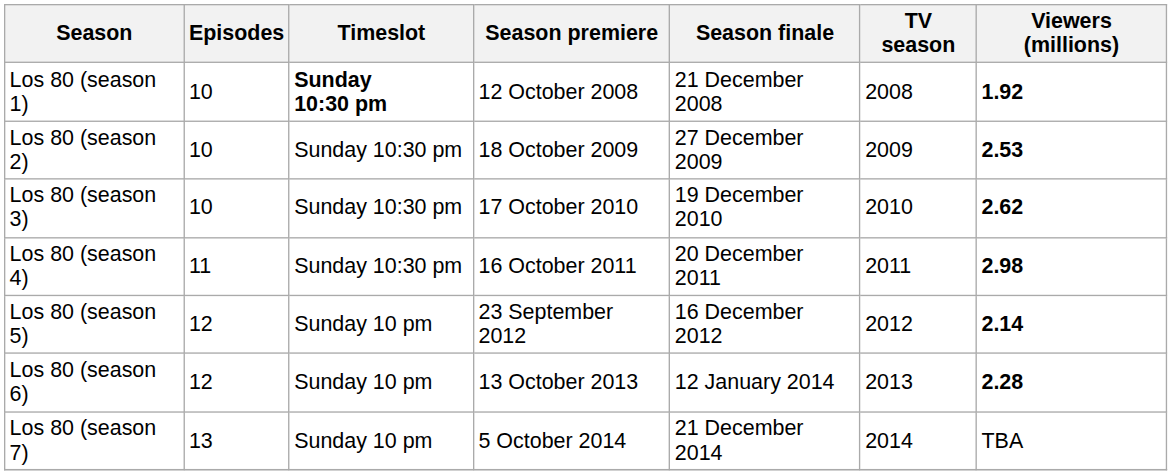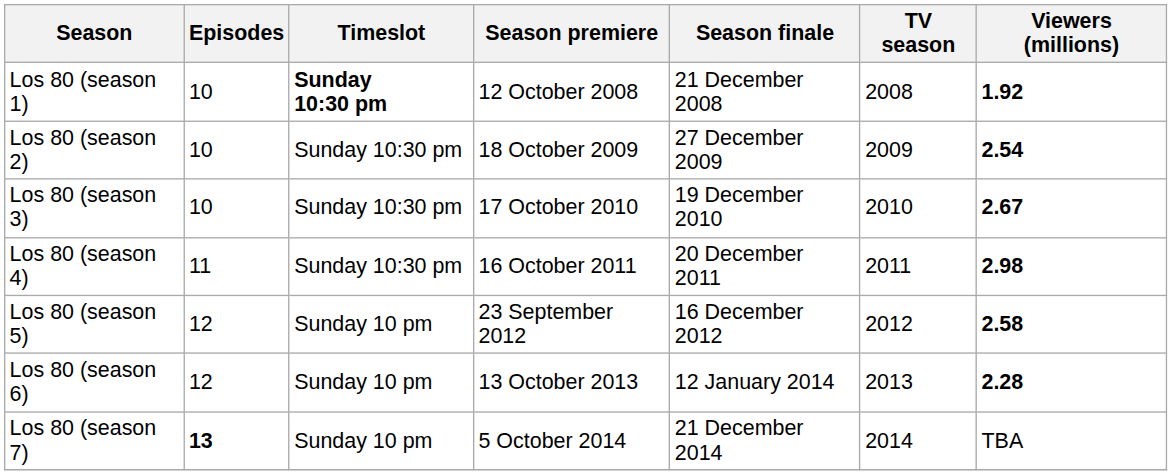(1002, 149) 2.53 -> (1002, 149) 2.54
(1002, 207) 2.62 -> (1002, 207) 2.67
(1002, 324) 2.14 -> (1002, 324) 2.58
(201, 440) normal -> (201, 440) bold
